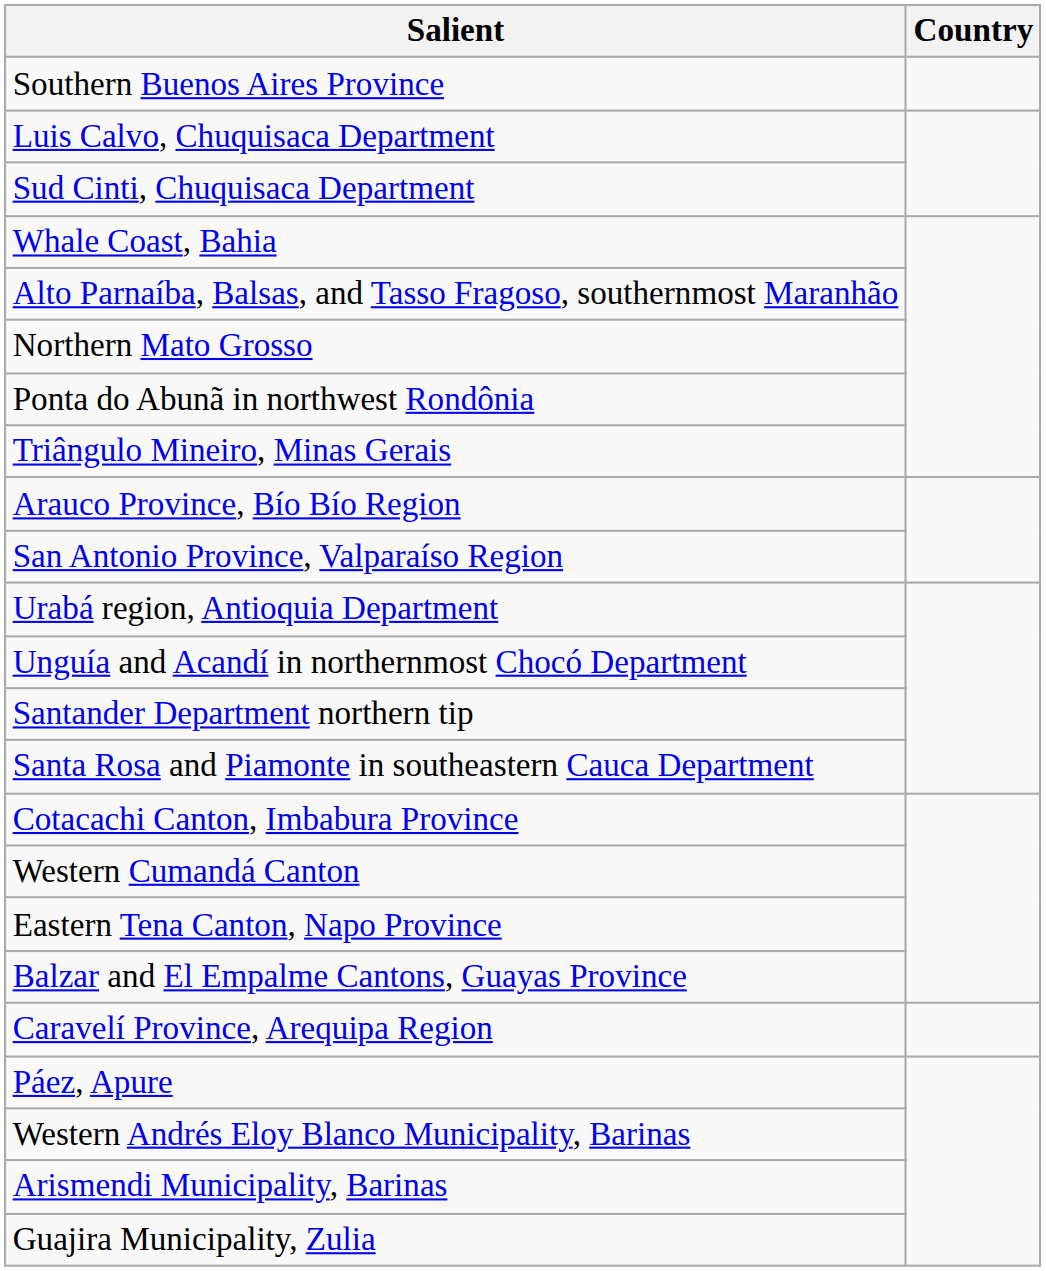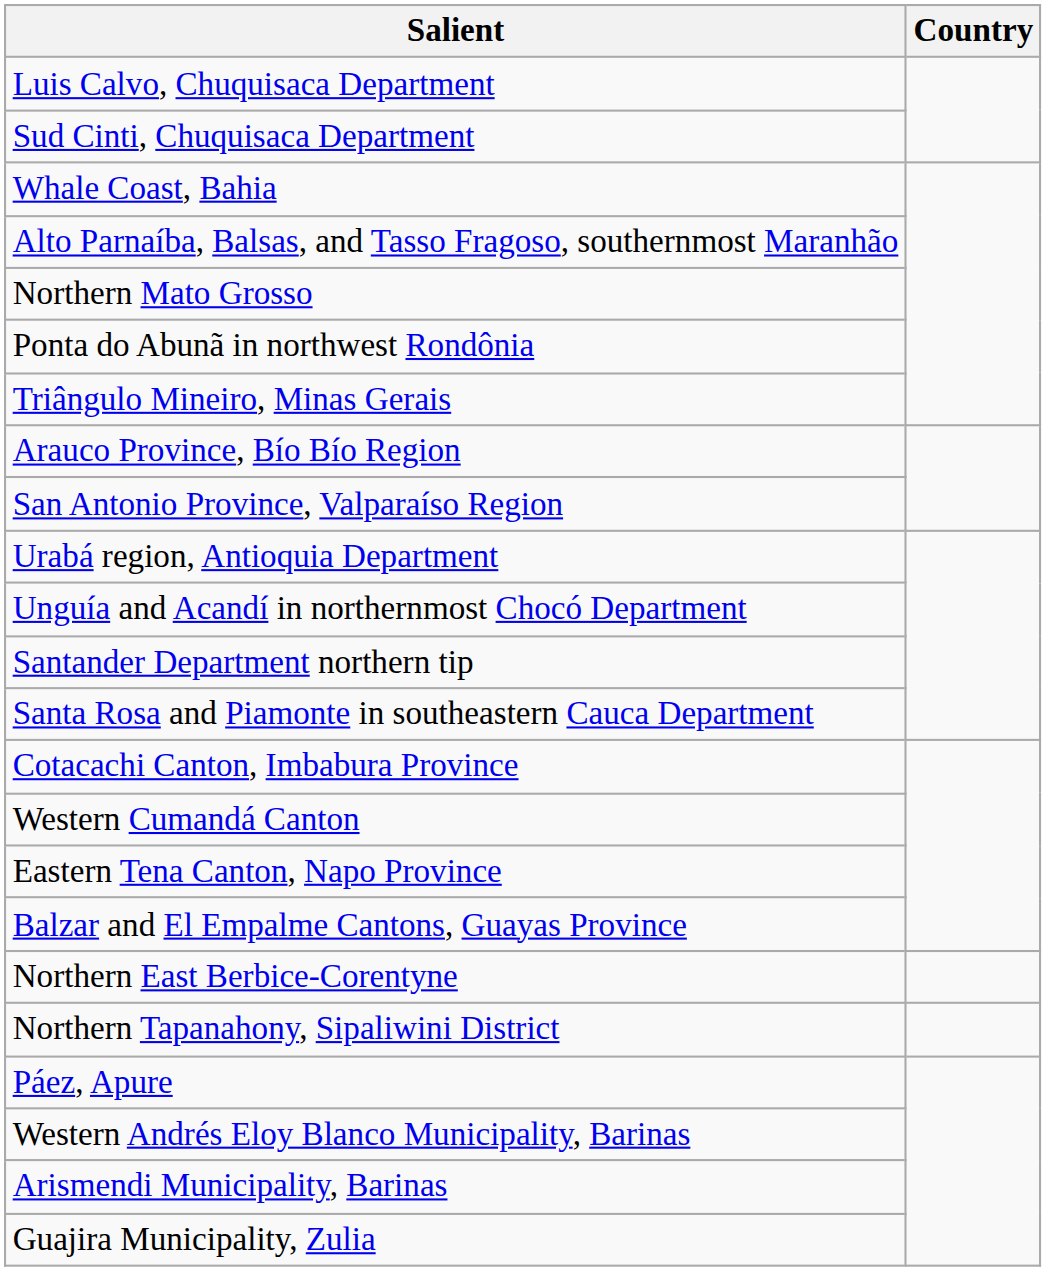- row: (228, 83)
+ row: (235, 976)
- row: (253, 1028)
+ row: (286, 1028)
